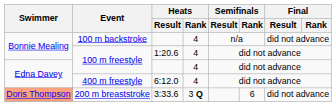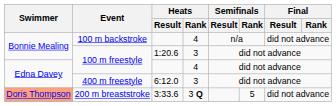(196, 53) 4 -> (196, 53) 3
(196, 81) 4 -> (196, 81) 3
(252, 95) 6 -> (252, 95) 5
